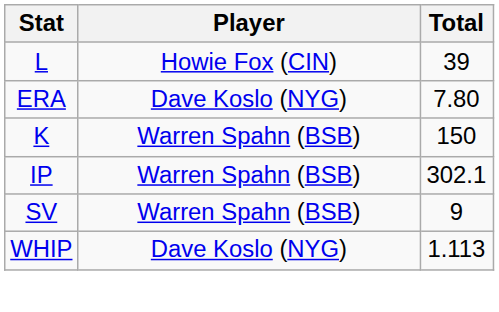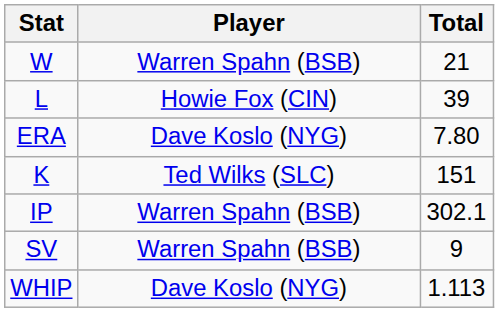+ row: (41, 61)
(249, 136) Warren Spahn (BSB) -> (249, 174) Ted Wilks (SLC)
(456, 136) 150 -> (456, 174) 151
